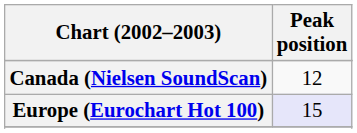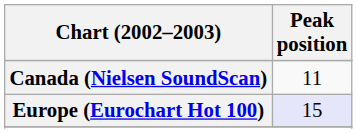(312, 77) 12 -> (312, 77) 11
